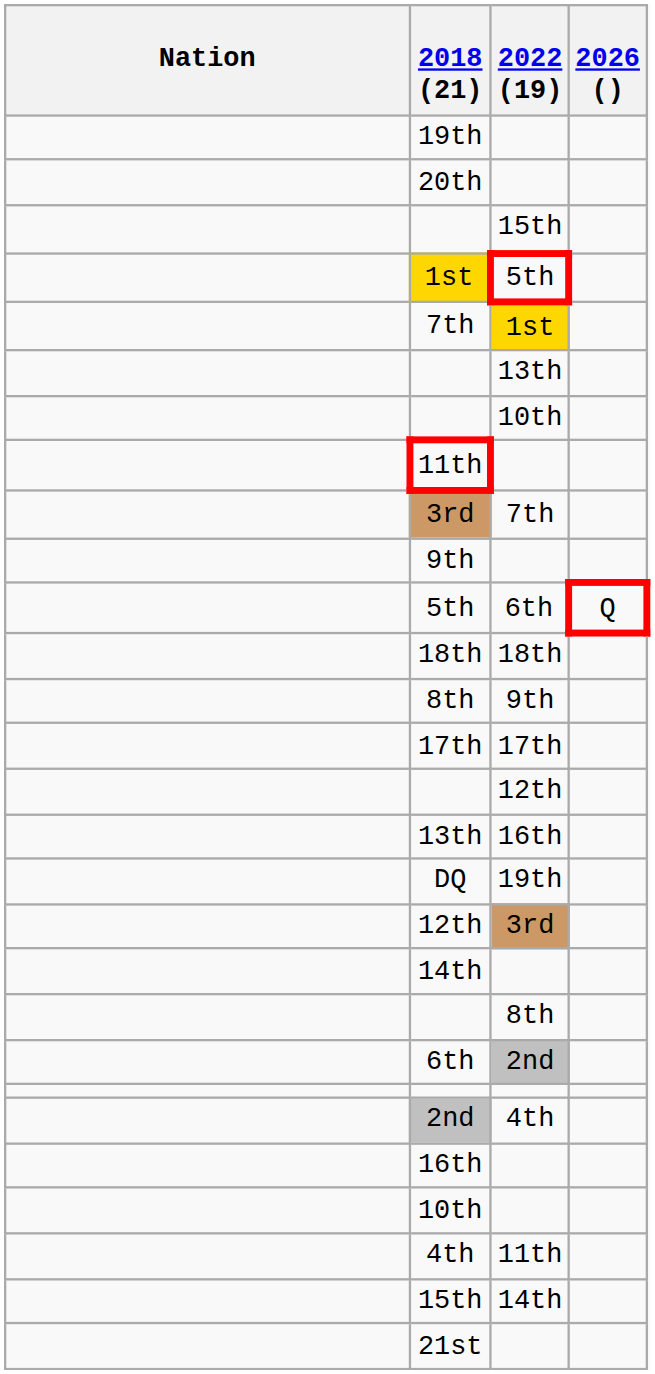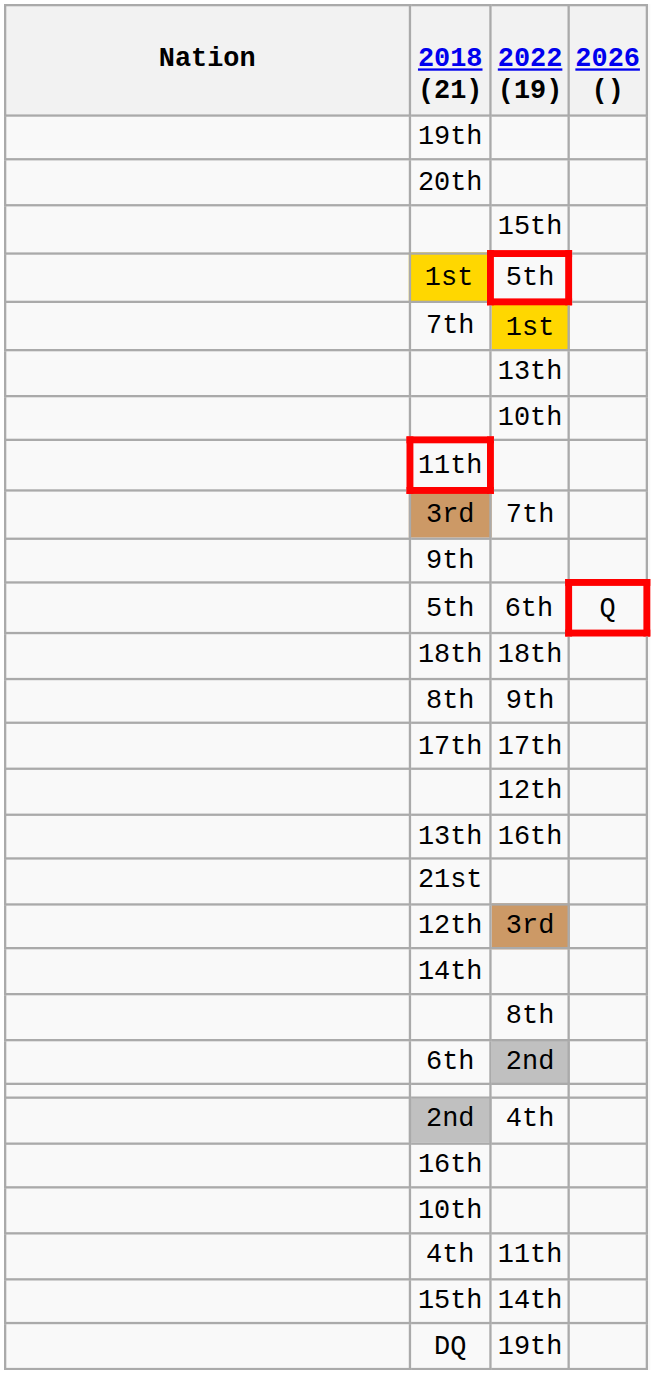rows swapped: (450, 881) <-> (450, 1346)
